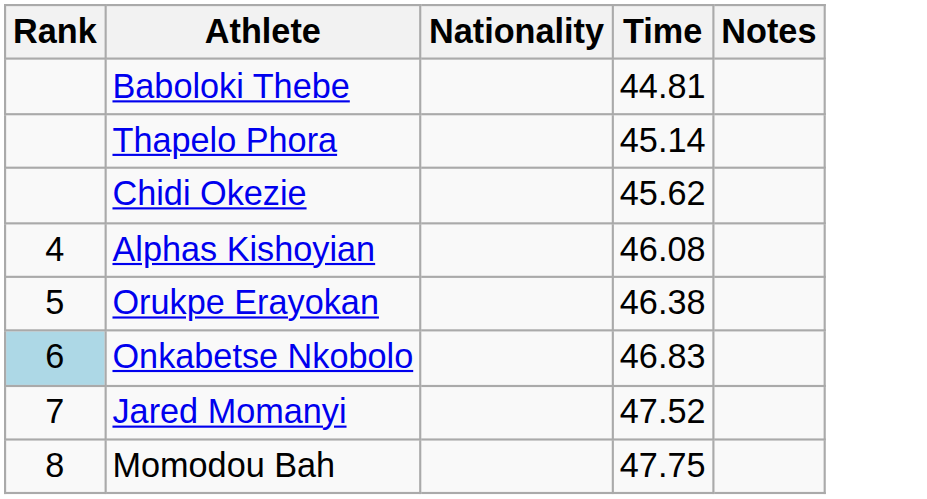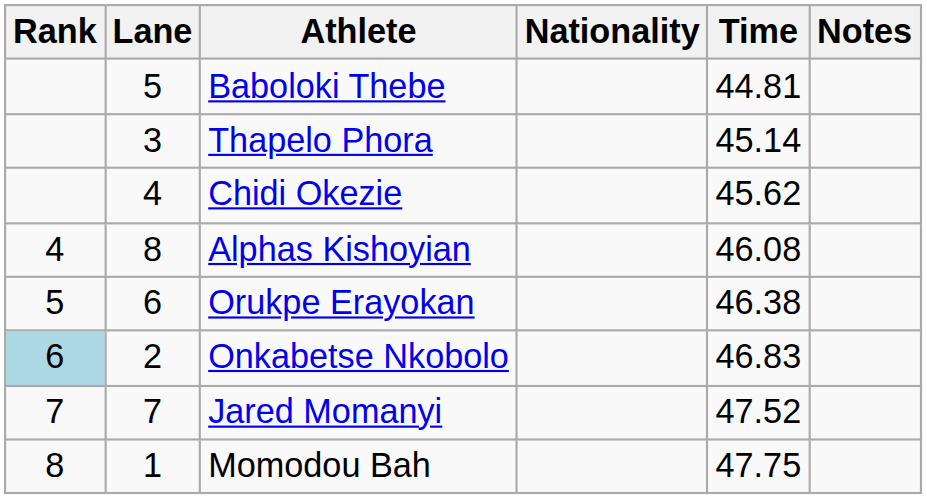+ column: (152, 31)
